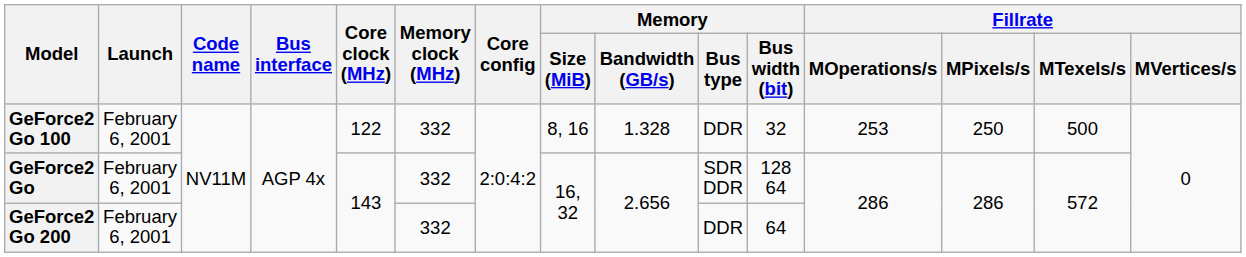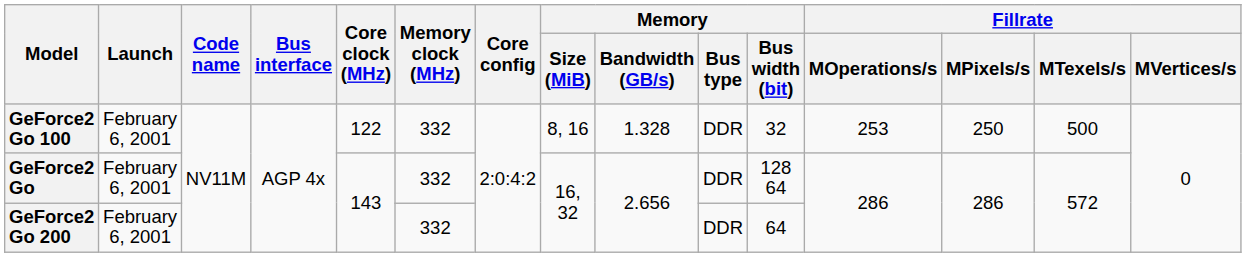(723, 178) SDR DDR -> (723, 178) DDR
